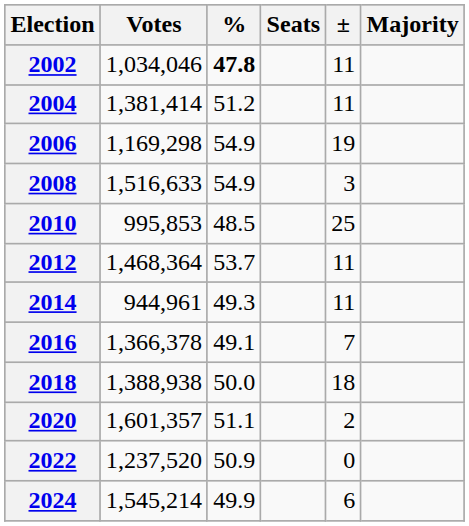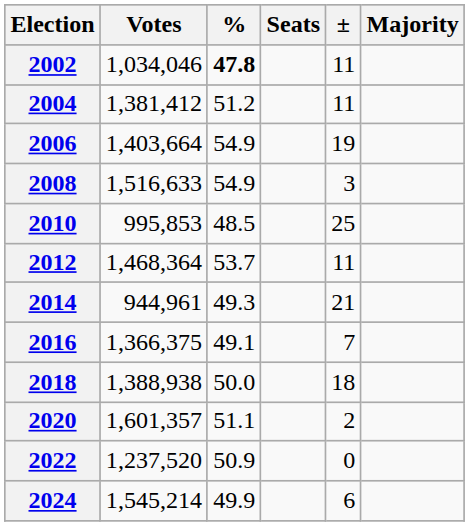(154, 104) 1,381,414 -> (154, 104) 1,381,412
(154, 143) 1,169,298 -> (154, 143) 1,403,664
(344, 302) 11 -> (343, 302) 21
(154, 342) 1,366,378 -> (154, 342) 1,366,375
